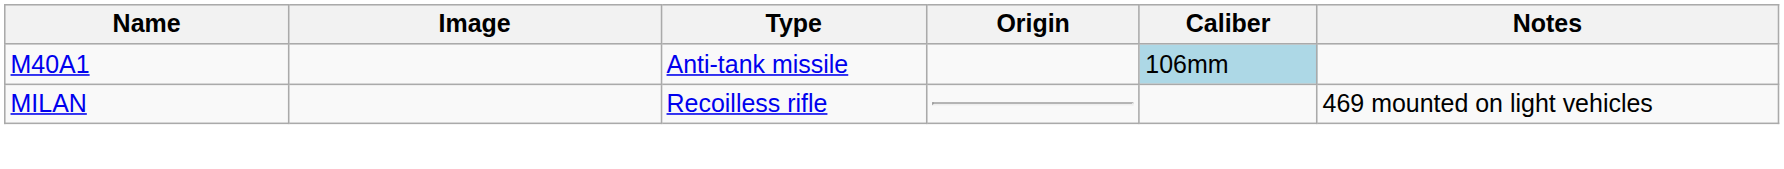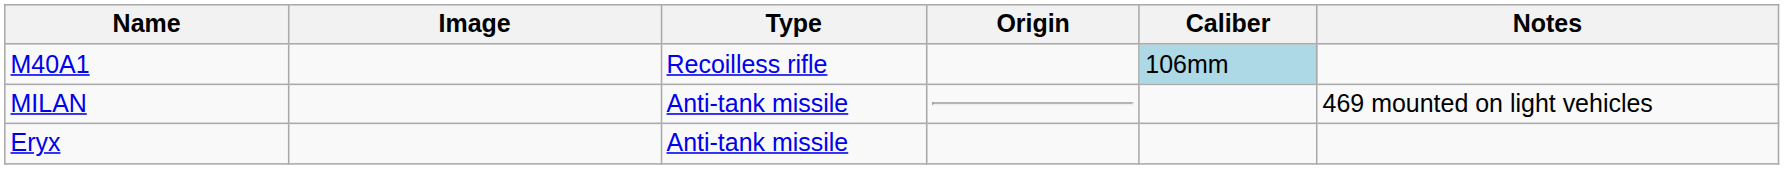(757, 63) Anti-tank missile -> (747, 63) Recoilless rifle
(747, 103) Recoilless rifle -> (757, 103) Anti-tank missile
+ row: (35, 143)
